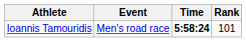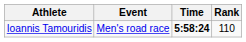(227, 29) 101 -> (227, 29) 110
